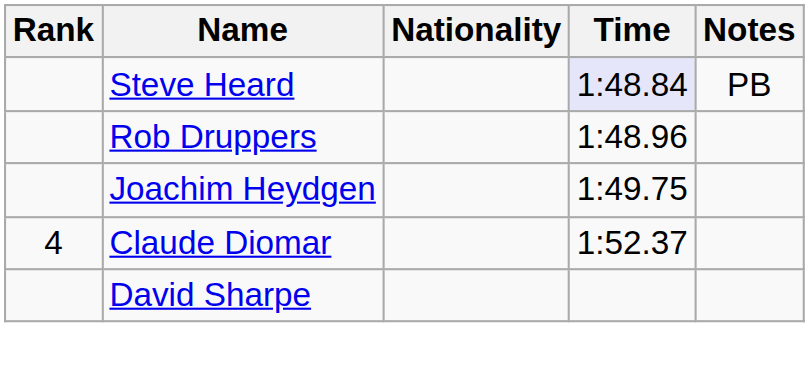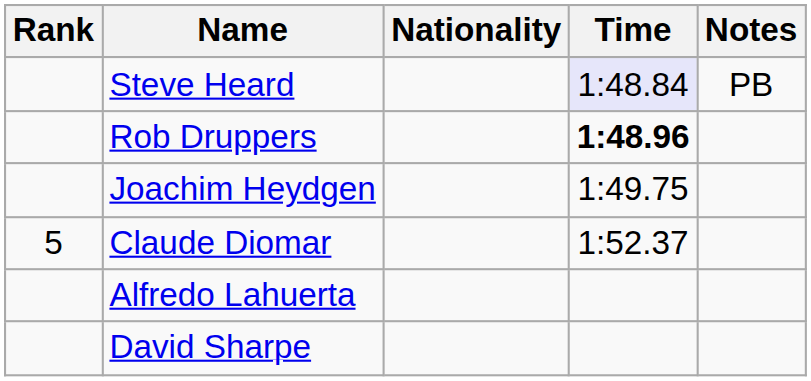(632, 136) normal -> (633, 136) bold
(53, 242) 4 -> (53, 242) 5
+ row: (232, 294)
